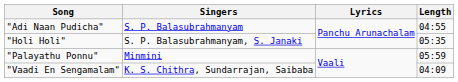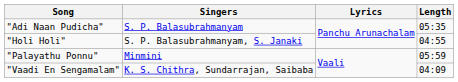(432, 26) 04:55 -> (432, 26) 05:35
(432, 41) 05:35 -> (432, 41) 04:55
